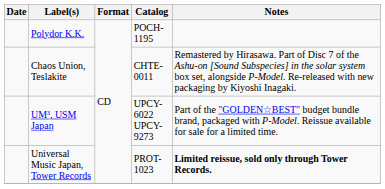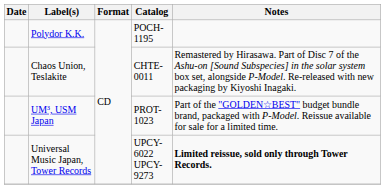(148, 120) UPCY-6022 UPCY-9273 -> (148, 115) PROT-1023
(148, 164) PROT-1023 -> (148, 159) UPCY-6022 UPCY-9273
